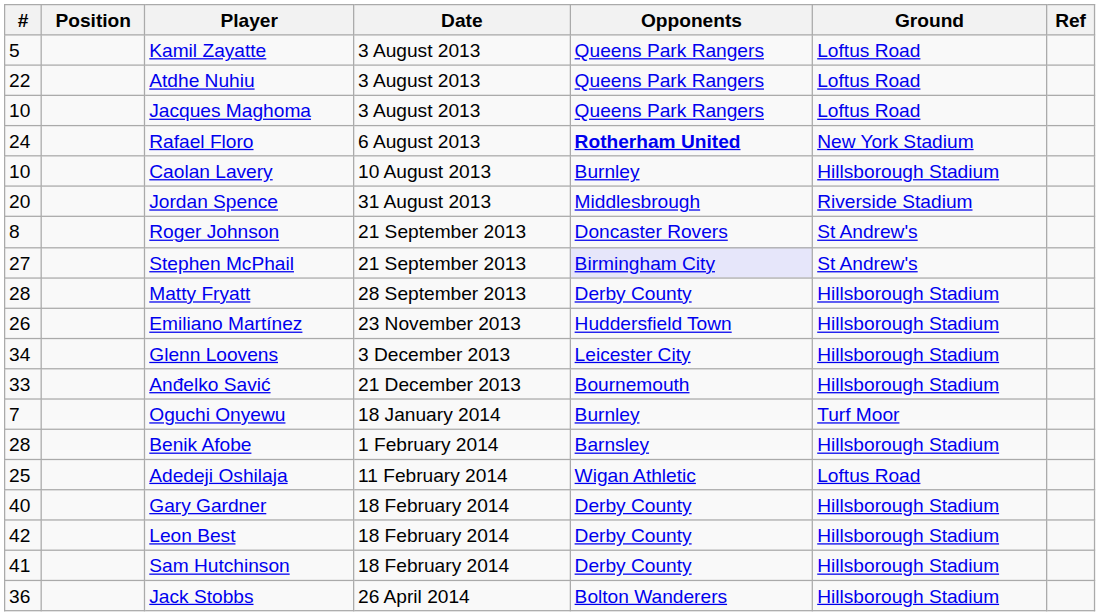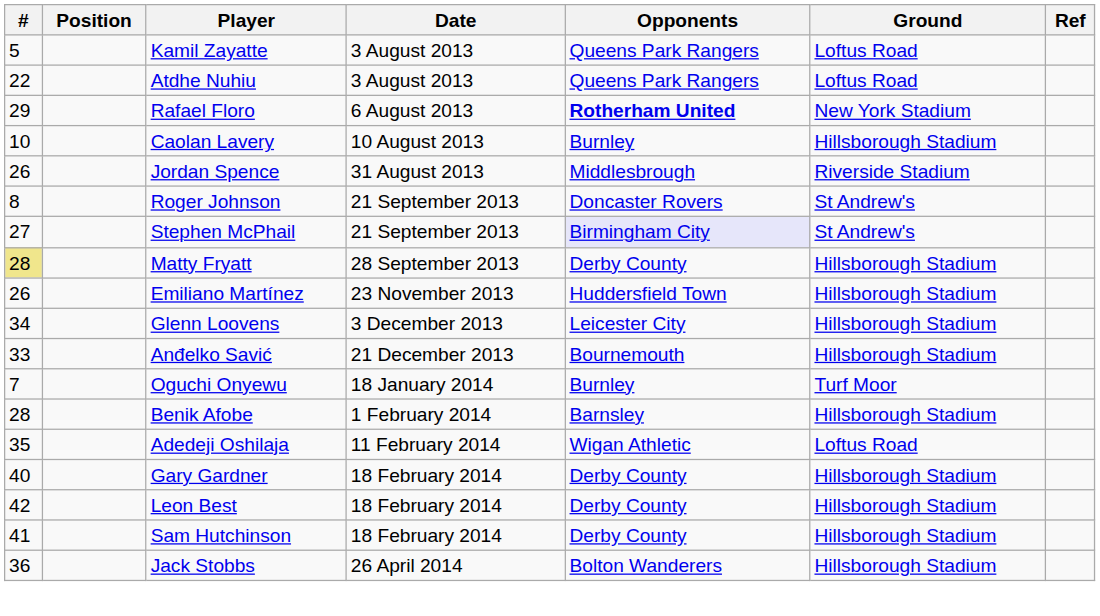- row: (230, 111)
(20, 141) 24 -> (20, 111) 29
(20, 202) 20 -> (20, 172) 26
(20, 293) no background -> (20, 263) khaki background
(20, 475) 25 -> (20, 444) 35
